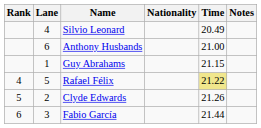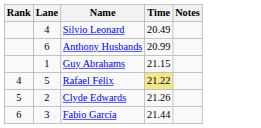- column: (172, 13)
(213, 47) 21.00 -> (159, 47) 20.99
